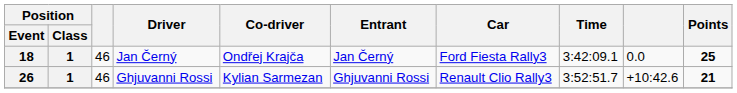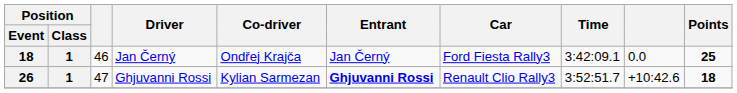(102, 77) 46 -> (101, 77) 47
(381, 77) normal -> (381, 77) bold
(708, 77) 21 -> (708, 77) 18
